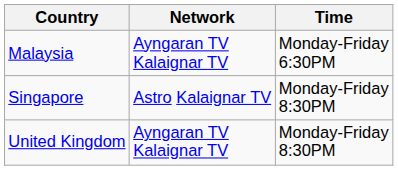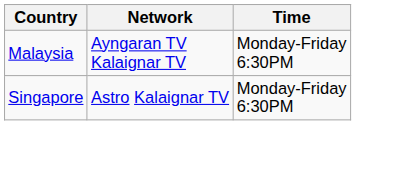(334, 97) Monday-Friday 8:30PM -> (292, 97) Monday-Friday 6:30PM
- row: (67, 142)
